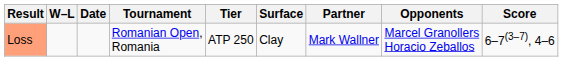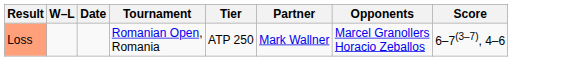- column: (281, 14)
